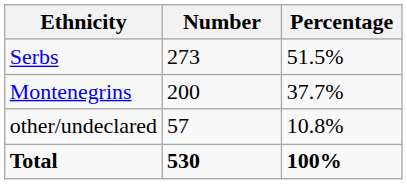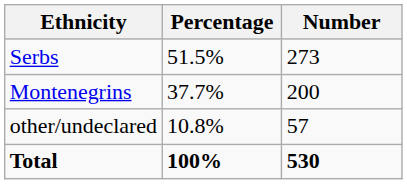columns swapped: (222, 21) <-> (342, 21)
